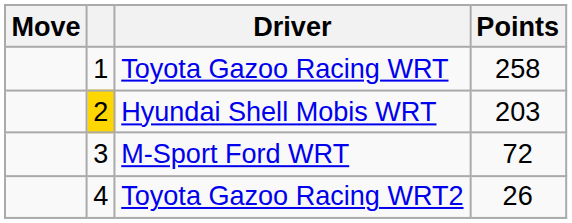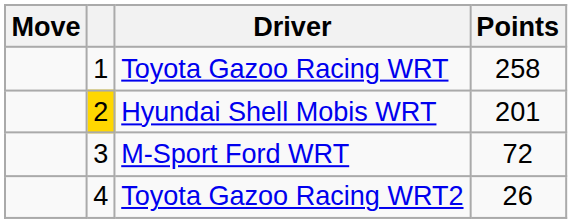(518, 111) 203 -> (518, 111) 201
